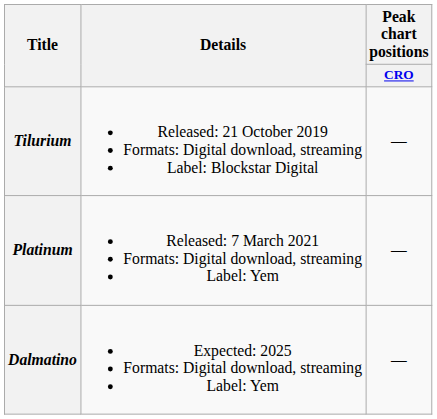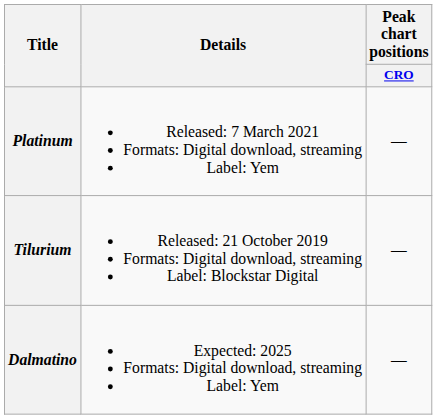rows swapped: (43, 141) <-> (43, 250)
